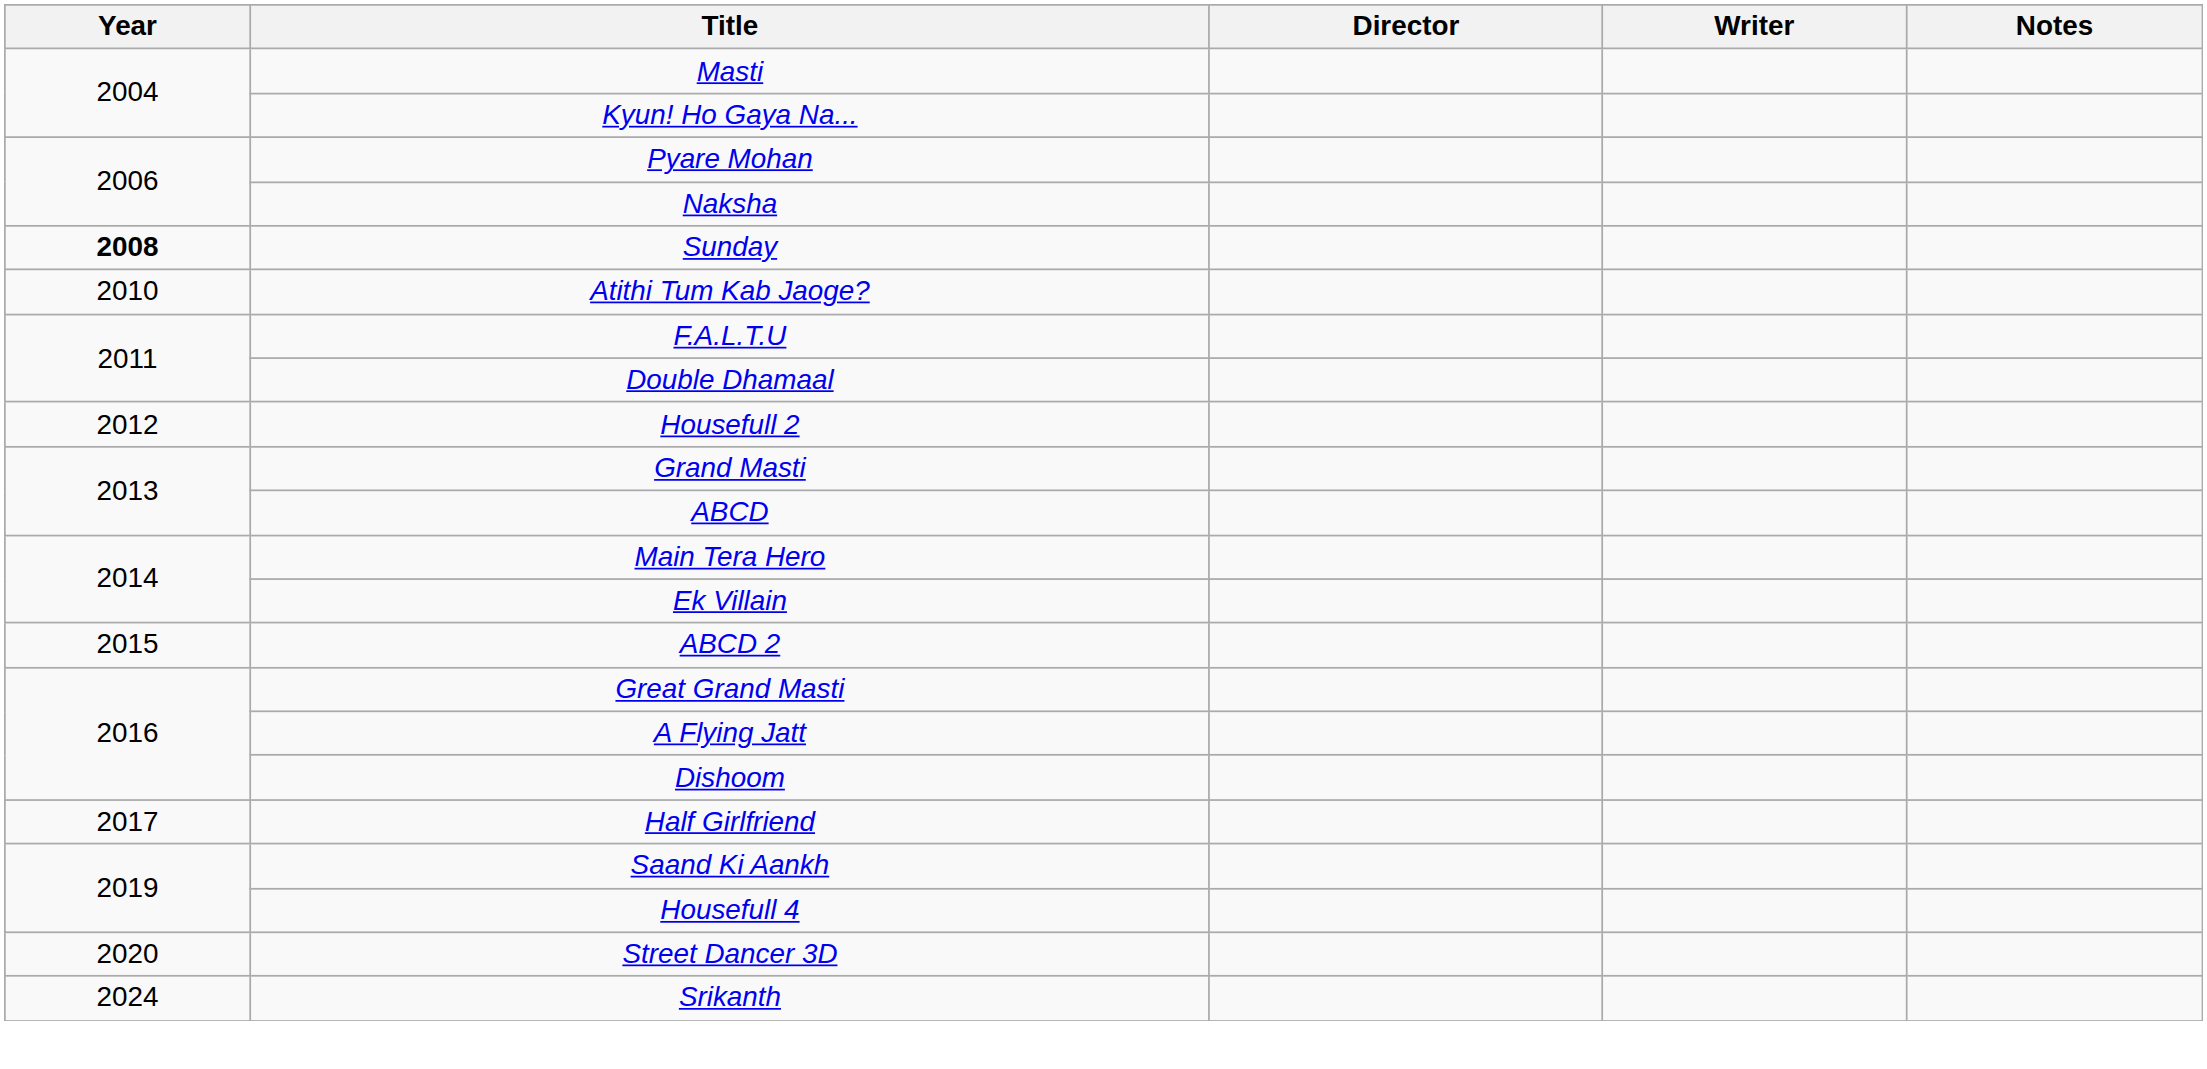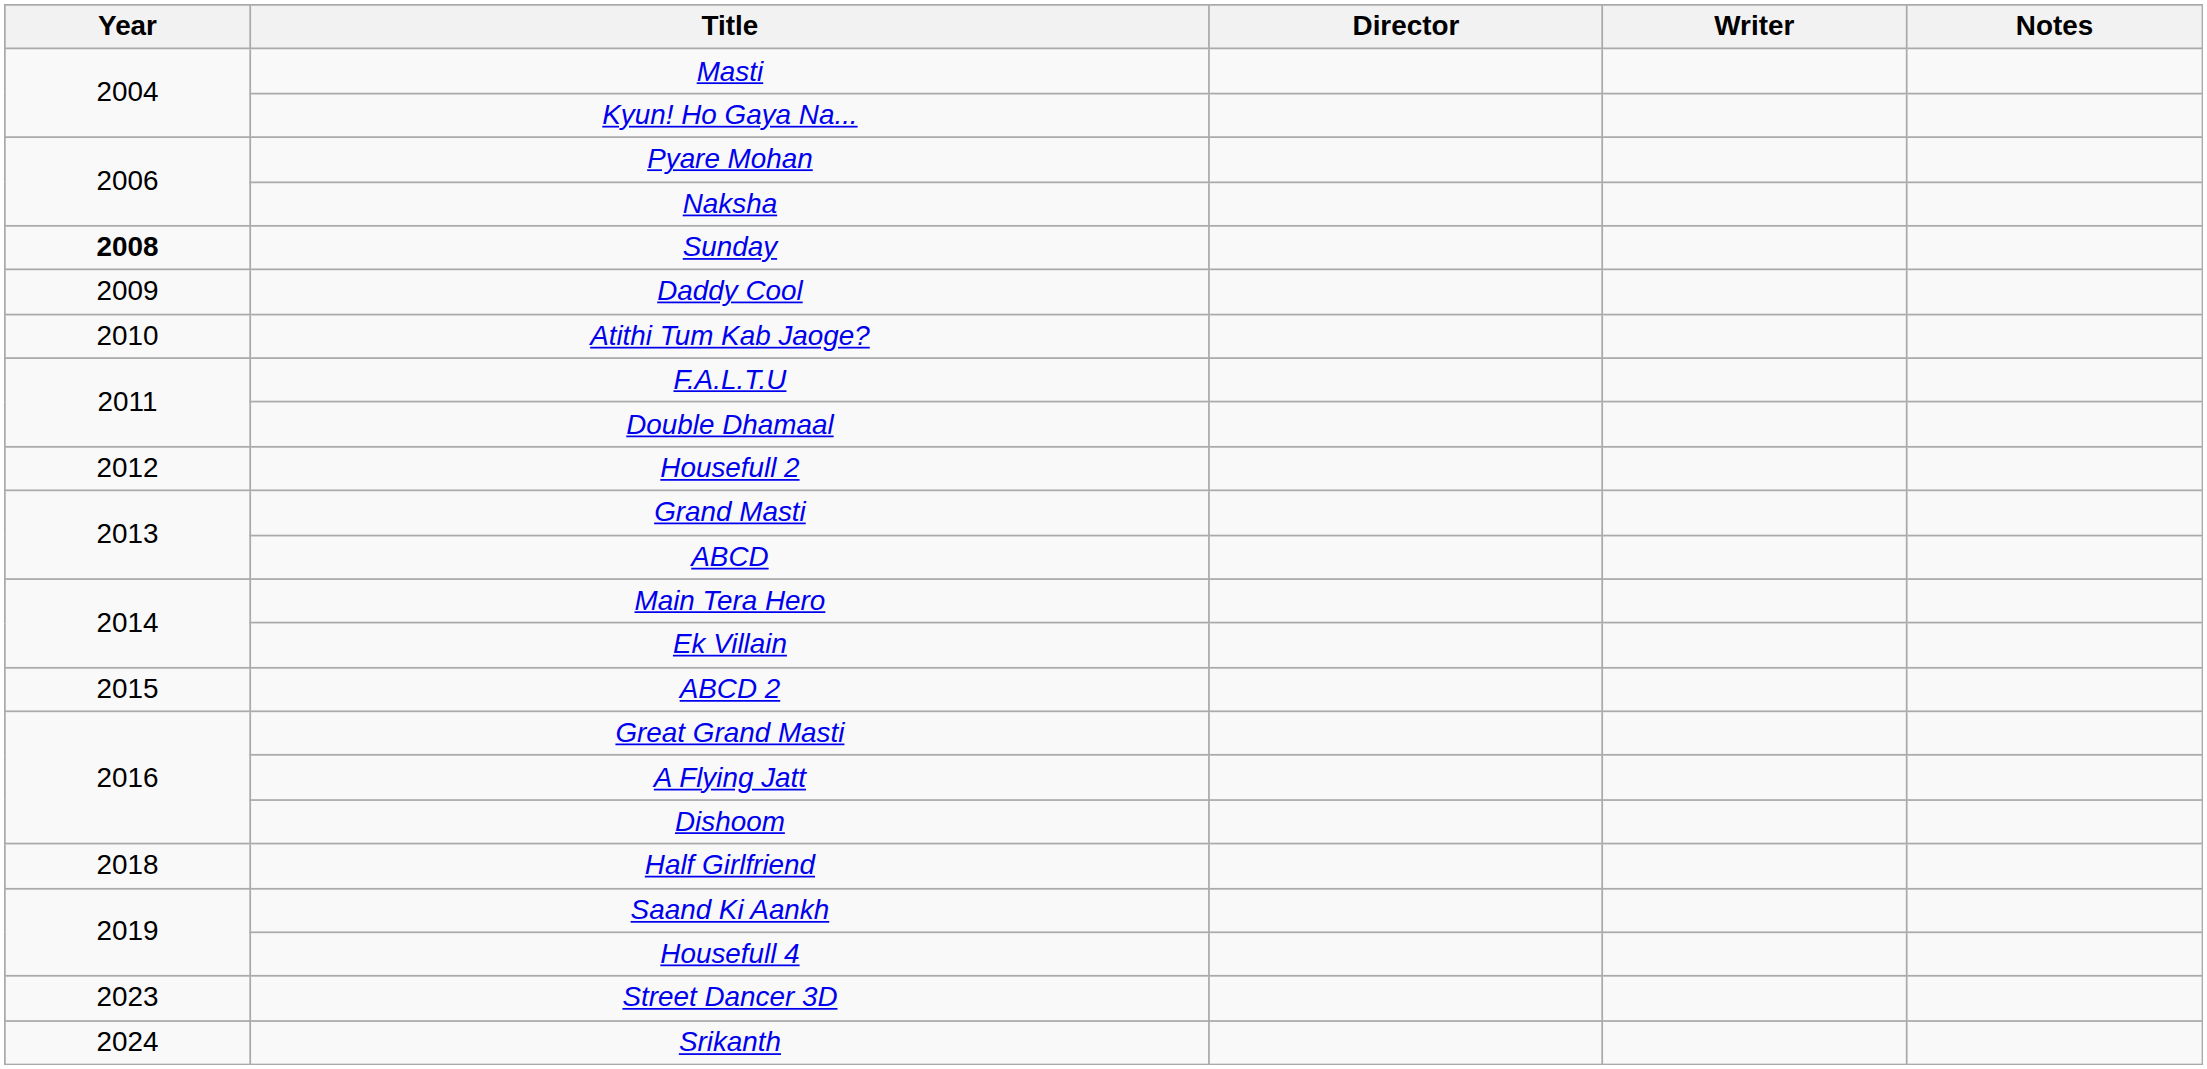+ row: (730, 291)
(128, 821) 2017 -> (128, 865) 2018
(128, 953) 2020 -> (128, 997) 2023
